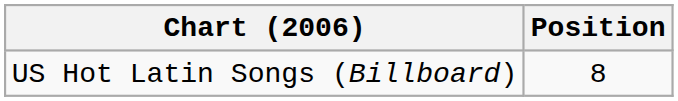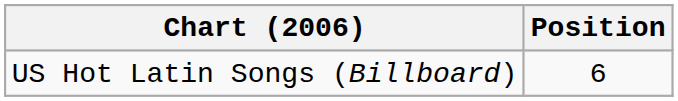(598, 74) 8 -> (598, 74) 6
